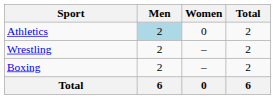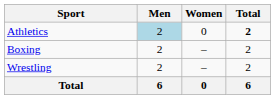(248, 31) normal -> (248, 31) bold
rows swapped: (24, 67) <-> (29, 49)
